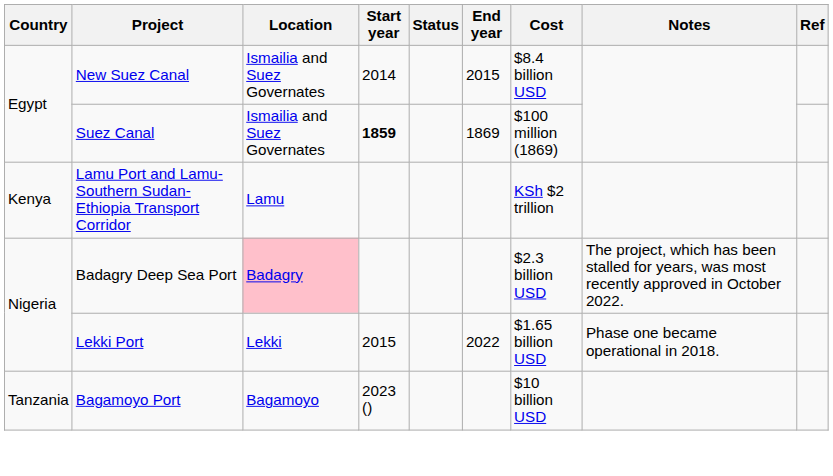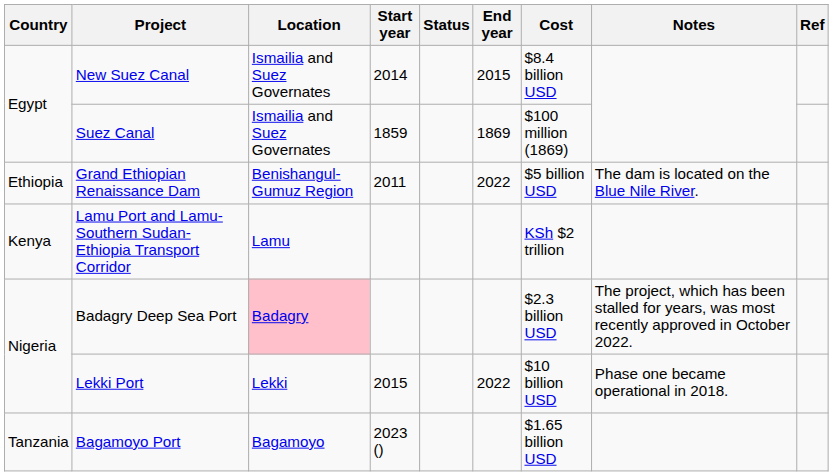(379, 133) bold -> (390, 133) normal
+ row: (138, 182)
(534, 342) $1.65 billion USD -> (544, 383) $10 billion USD
(534, 400) $10 billion USD -> (544, 441) $1.65 billion USD
